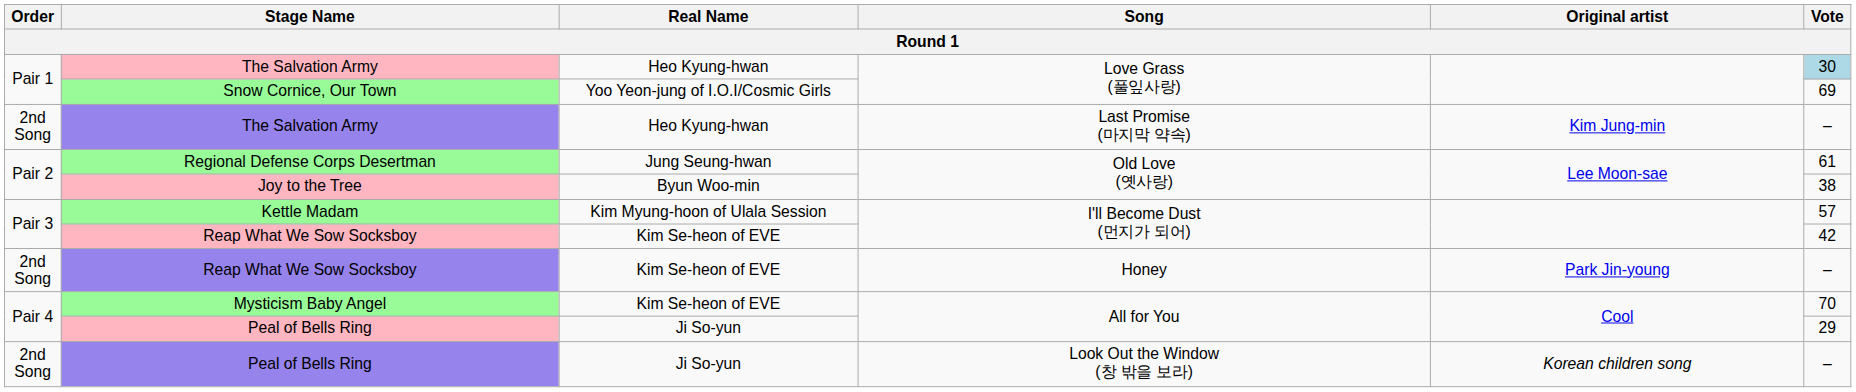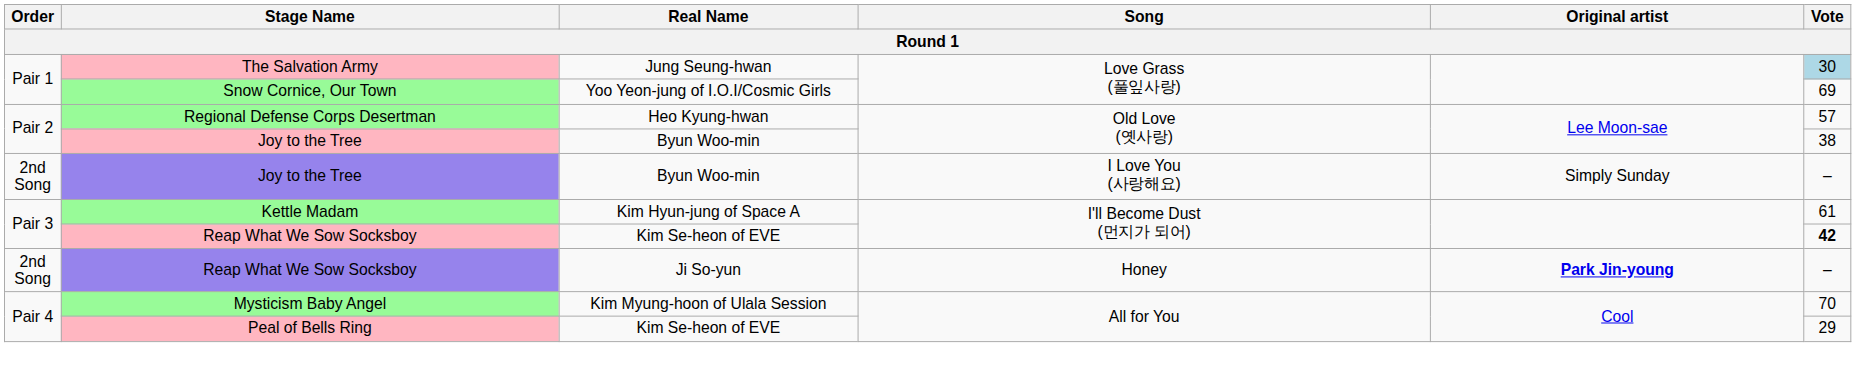(708, 66) Heo Kyung-hwan -> (708, 66) Jung Seung-hwan
- row: (310, 126)
(708, 161) Jung Seung-hwan -> (708, 116) Heo Kyung-hwan
(1827, 161) 61 -> (1827, 116) 57
+ row: (310, 176)
(708, 211) Kim Myung-hoon of Ulala Session -> (708, 211) Kim Hyun-jung of Space A
(1827, 211) 57 -> (1827, 211) 61
(1827, 236) normal -> (1827, 236) bold
(708, 270) Kim Se-heon of EVE -> (708, 270) Ji So-yun
(1617, 270) normal -> (1617, 270) bold
(708, 303) Kim Se-heon of EVE -> (708, 303) Kim Myung-hoon of Ulala Session
(708, 328) Ji So-yun -> (708, 328) Kim Se-heon of EVE
- row: (310, 363)
